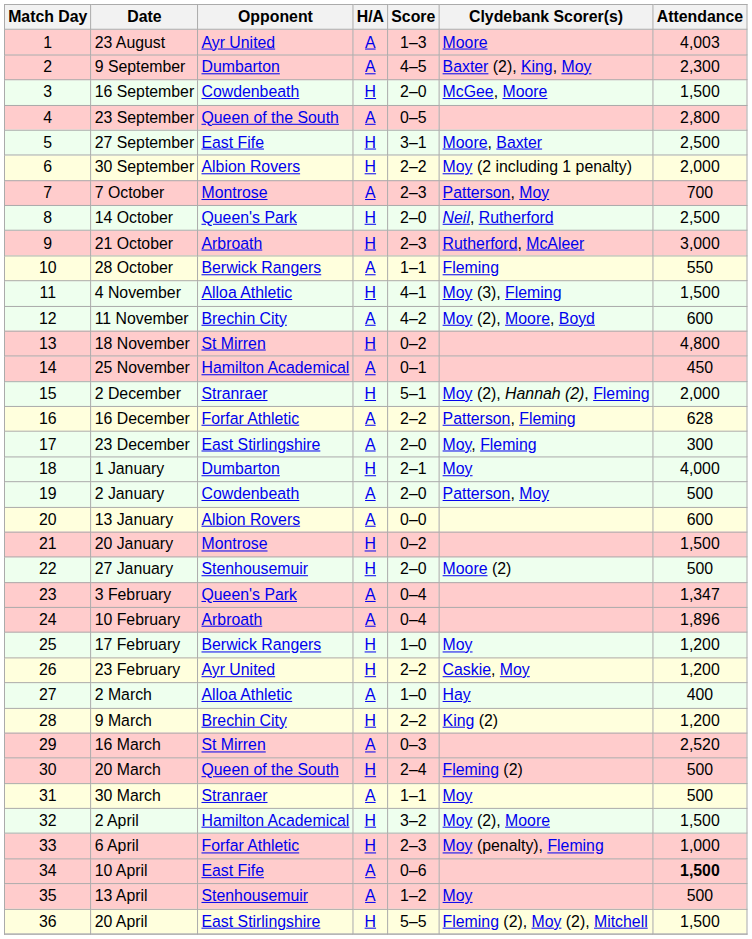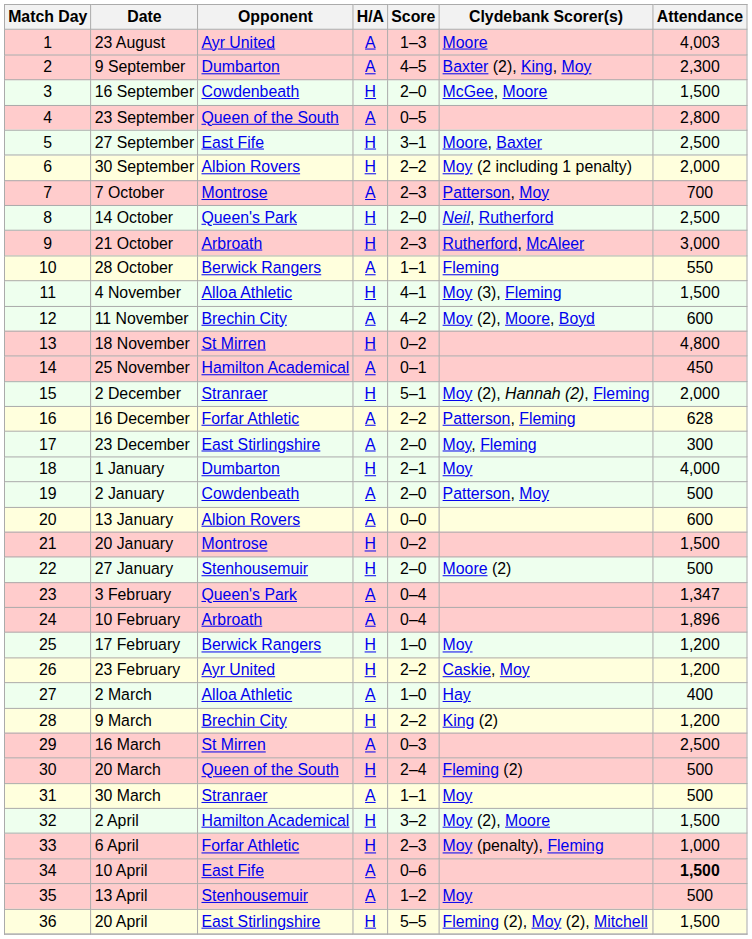(700, 745) 2,520 -> (700, 745) 2,500
